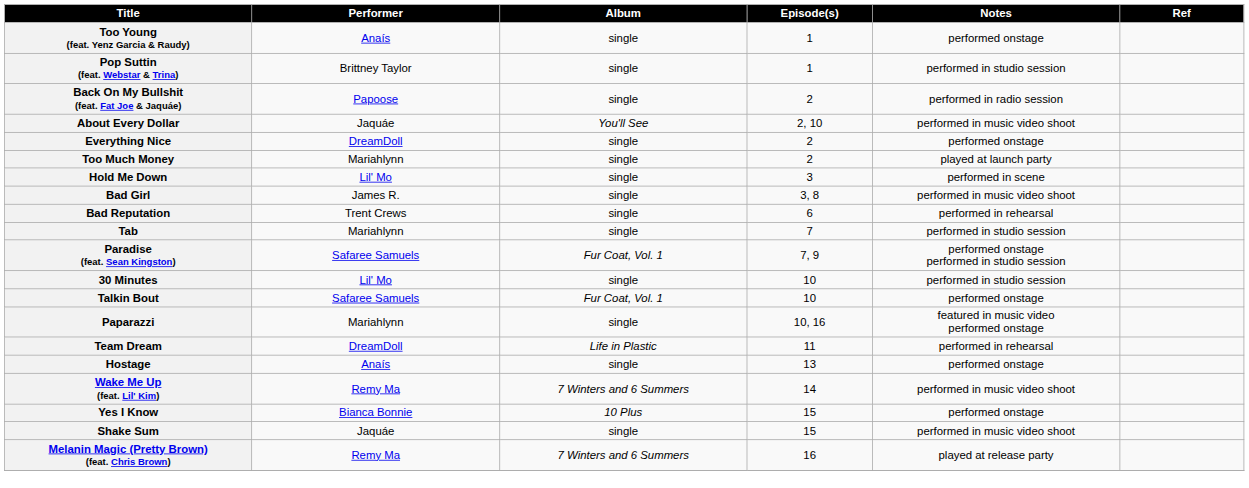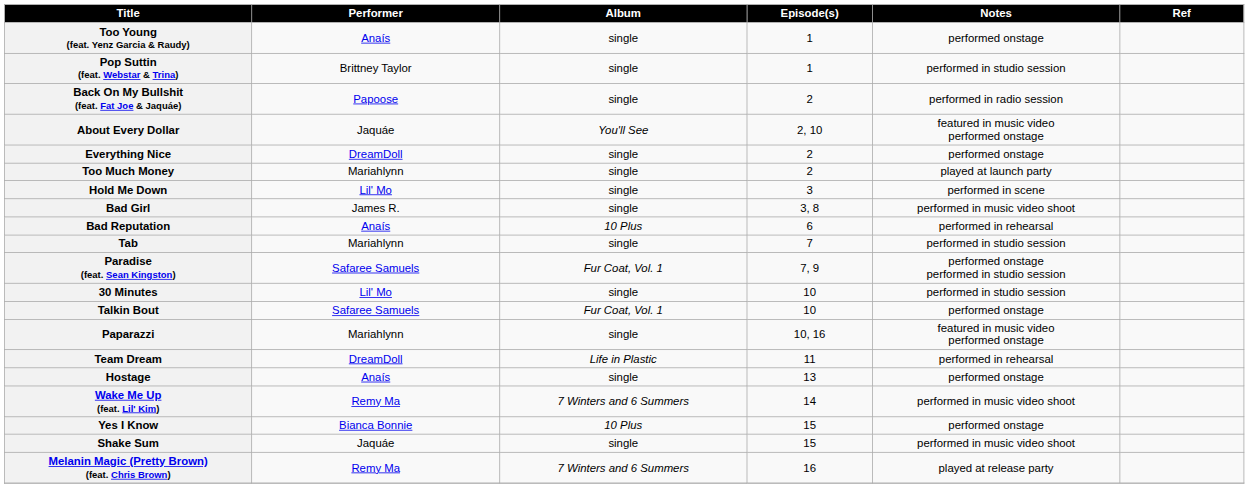(996, 124) performed in music video shoot -> (996, 130) featured in music video performed onstage
(376, 213) Trent Crews -> (376, 226) Anaís
(623, 213) single -> (623, 226) 10 Plus
